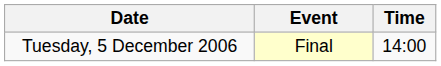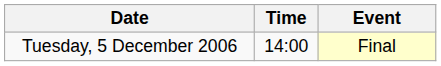columns swapped: (404, 18) <-> (314, 18)
